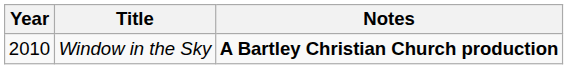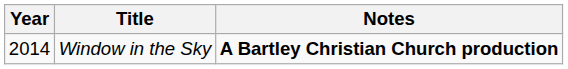(30, 48) 2010 -> (30, 48) 2014
